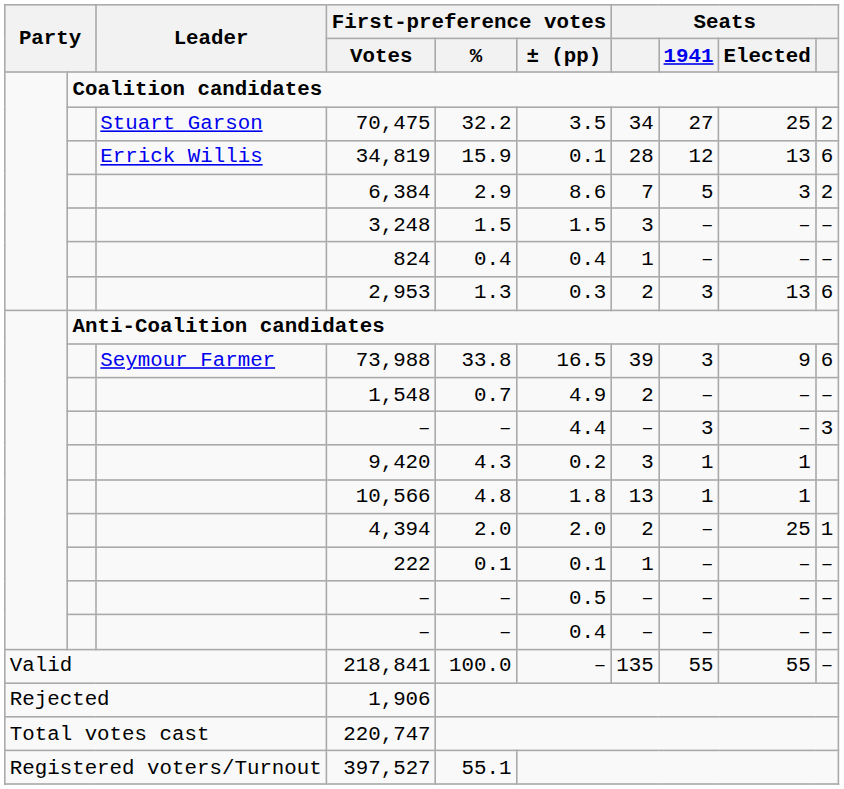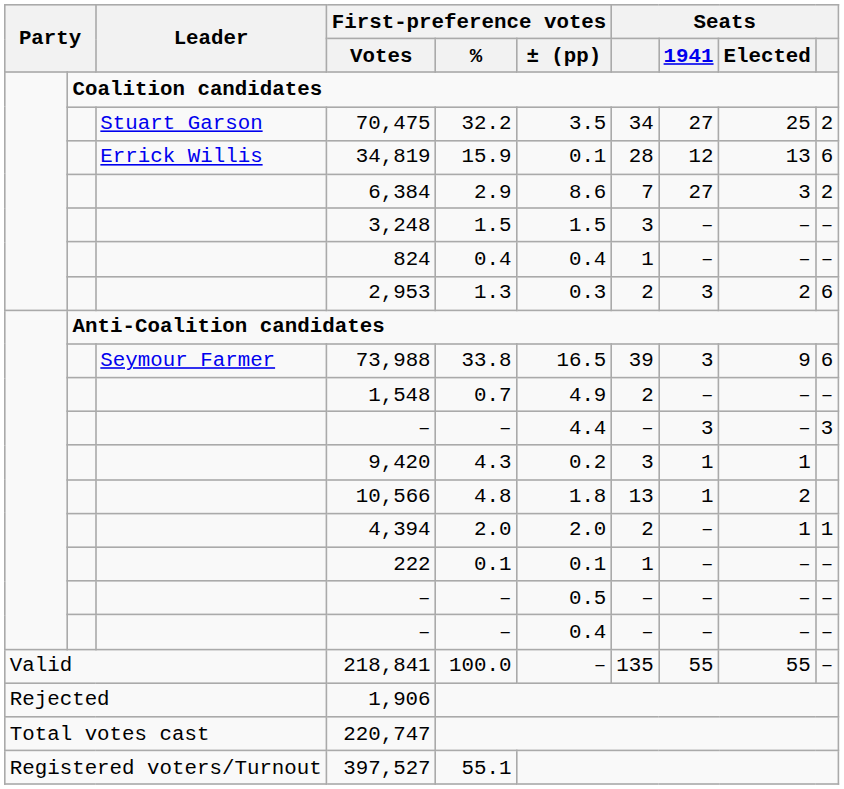(707, 191) 5 -> (701, 191) 27
(798, 293) 13 -> (805, 293) 2
(805, 496) 1 -> (805, 496) 2
(798, 530) 25 -> (805, 530) 1
